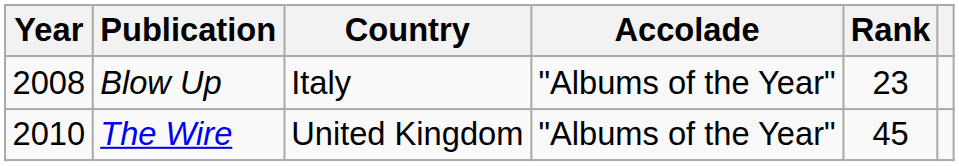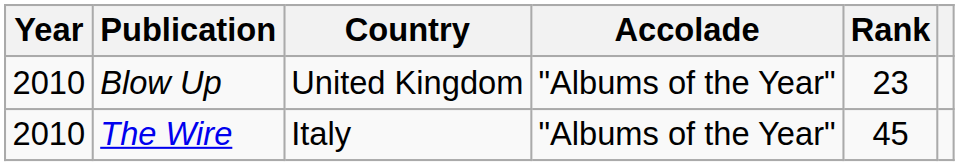(49, 82) 2008 -> (49, 82) 2010
(321, 82) Italy -> (407, 82) United Kingdom
(407, 133) United Kingdom -> (321, 133) Italy
